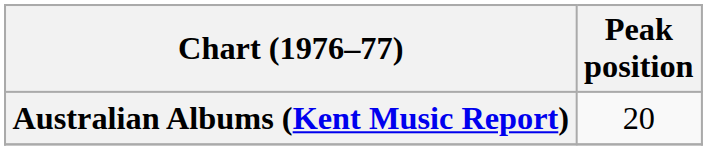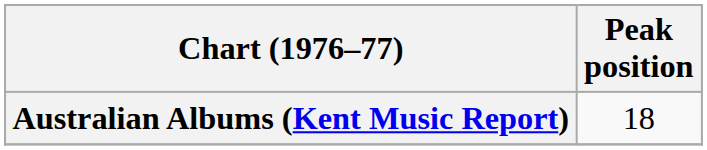(639, 117) 20 -> (639, 117) 18
